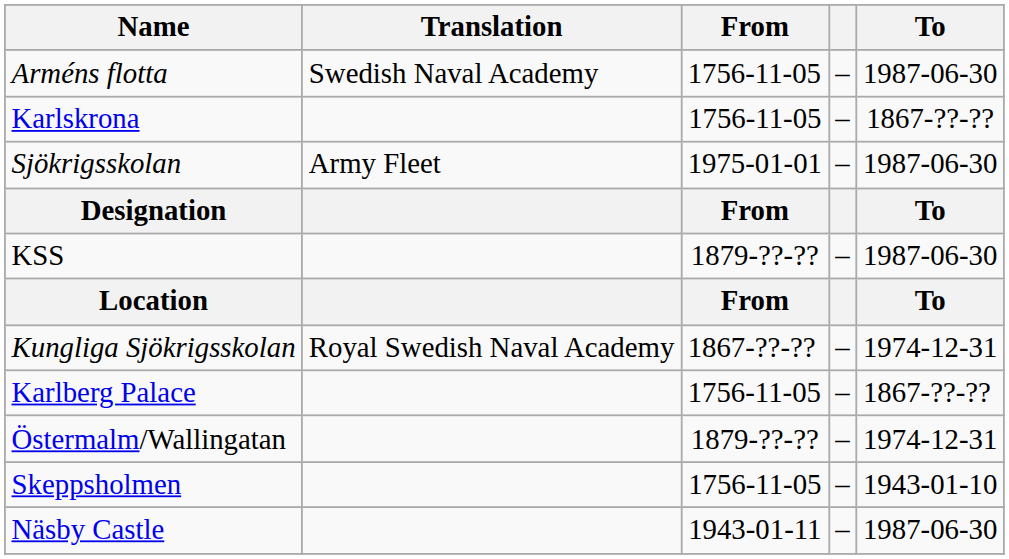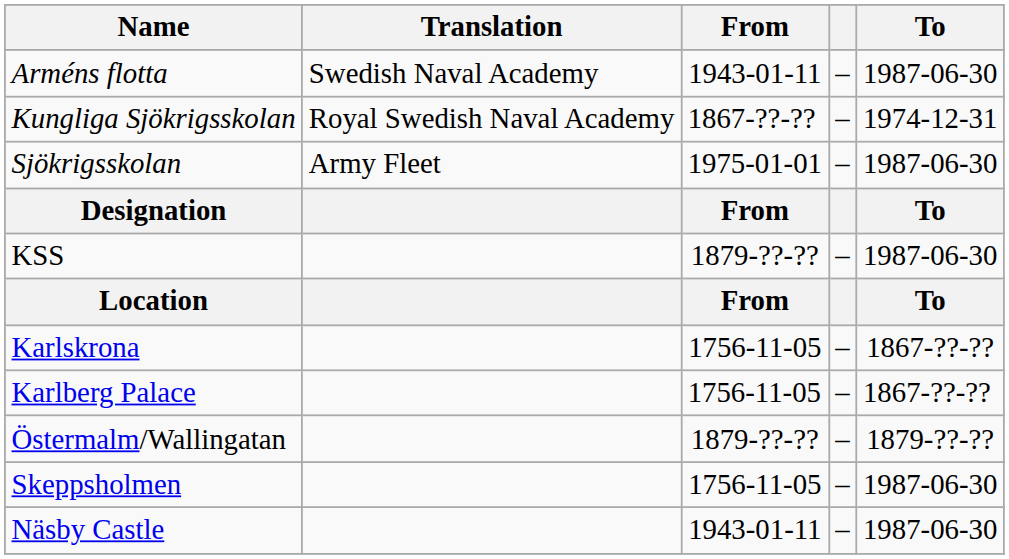(754, 73) 1756-11-05 -> (755, 73) 1943-01-11
rows swapped: (154, 347) <-> (76, 118)
(930, 438) 1974-12-31 -> (930, 438) 1879-??-??
(930, 484) 1943-01-10 -> (930, 484) 1987-06-30
